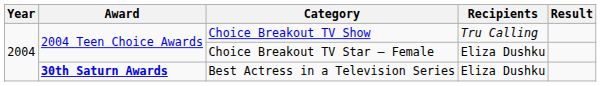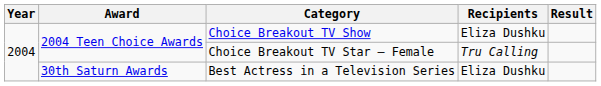(499, 33) Tru Calling -> (503, 33) Eliza Dushku
(503, 52) Eliza Dushku -> (499, 52) Tru Calling
(104, 71) bold -> (104, 71) normal
